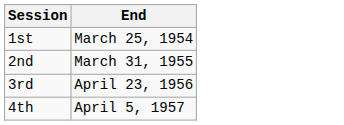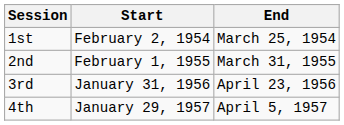+ column: (142, 16)
